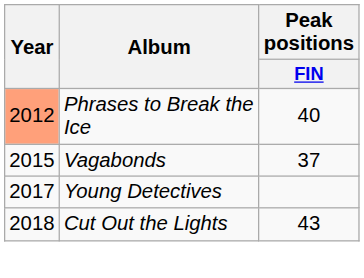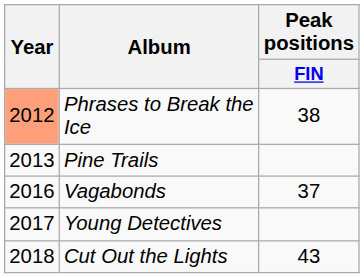(309, 116) 40 -> (309, 116) 38
+ row: (111, 159)
(32, 159) 2015 -> (32, 191) 2016
